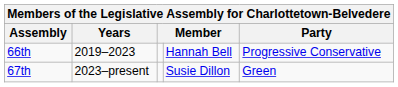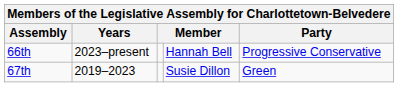(105, 52) 2019–2023 -> (112, 52) 2023–present
(112, 71) 2023–present -> (105, 71) 2019–2023
